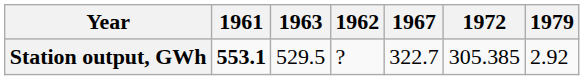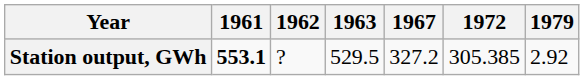columns swapped: (357, 21) <-> (301, 21)
(414, 56) 322.7 -> (414, 56) 327.2
